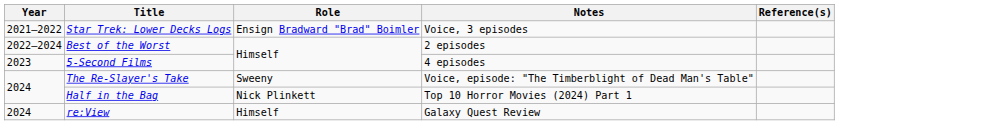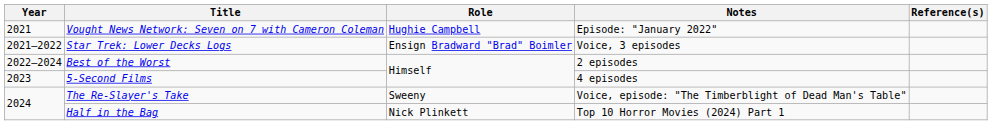+ row: (225, 29)
- row: (88, 112)
